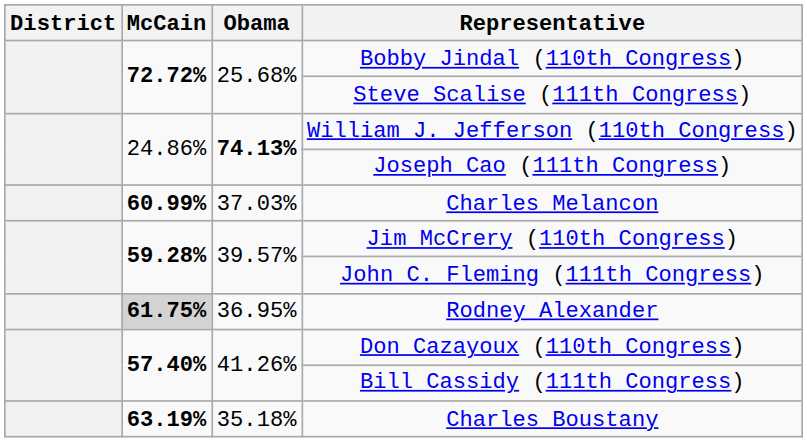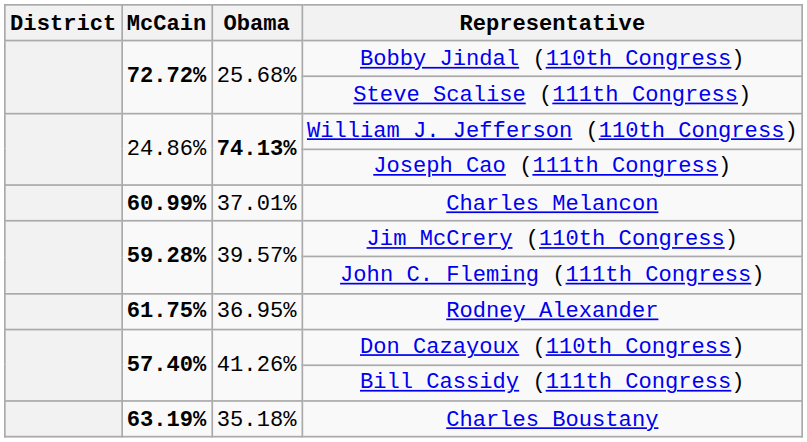(257, 203) 37.03% -> (257, 203) 37.01%
(167, 311) lightgrey background -> (167, 311) no background
